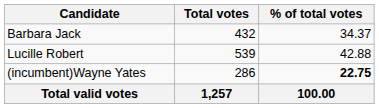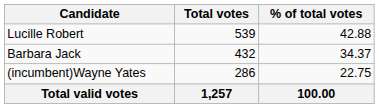rows swapped: (45, 53) <-> (44, 34)
(356, 73) bold -> (356, 73) normal
